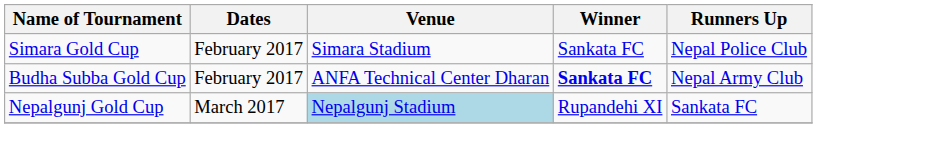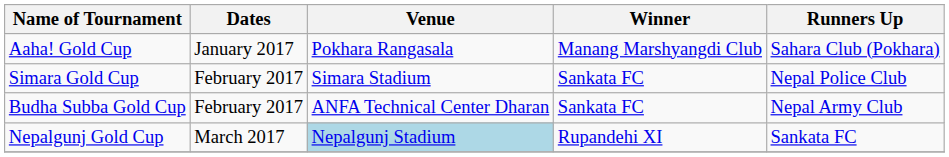+ row: (70, 48)
(605, 78) bold -> (601, 107) normal
